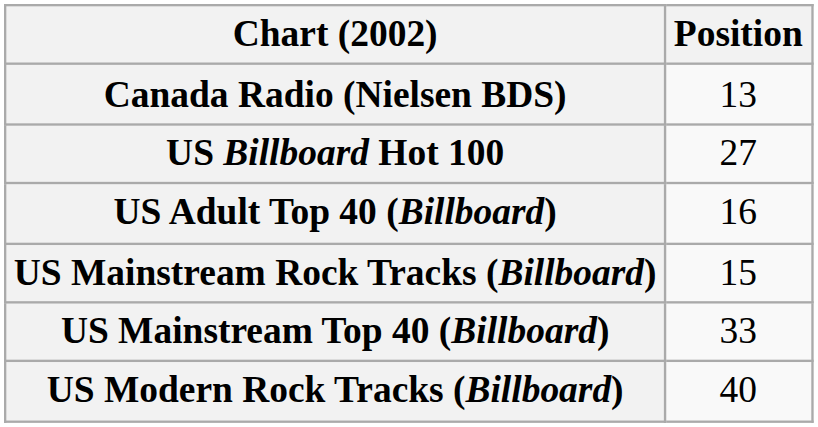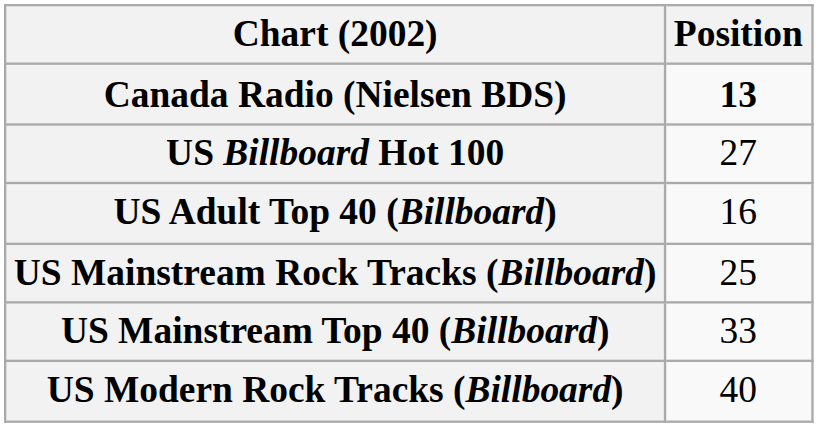(738, 93) normal -> (738, 93) bold
(738, 271) 15 -> (738, 271) 25
